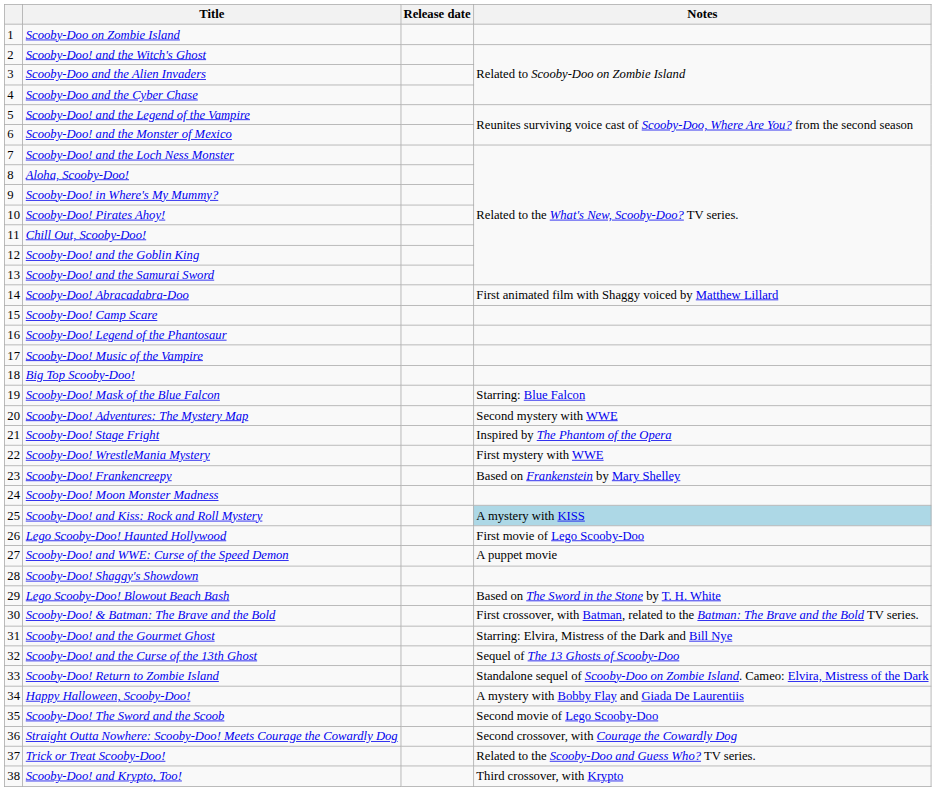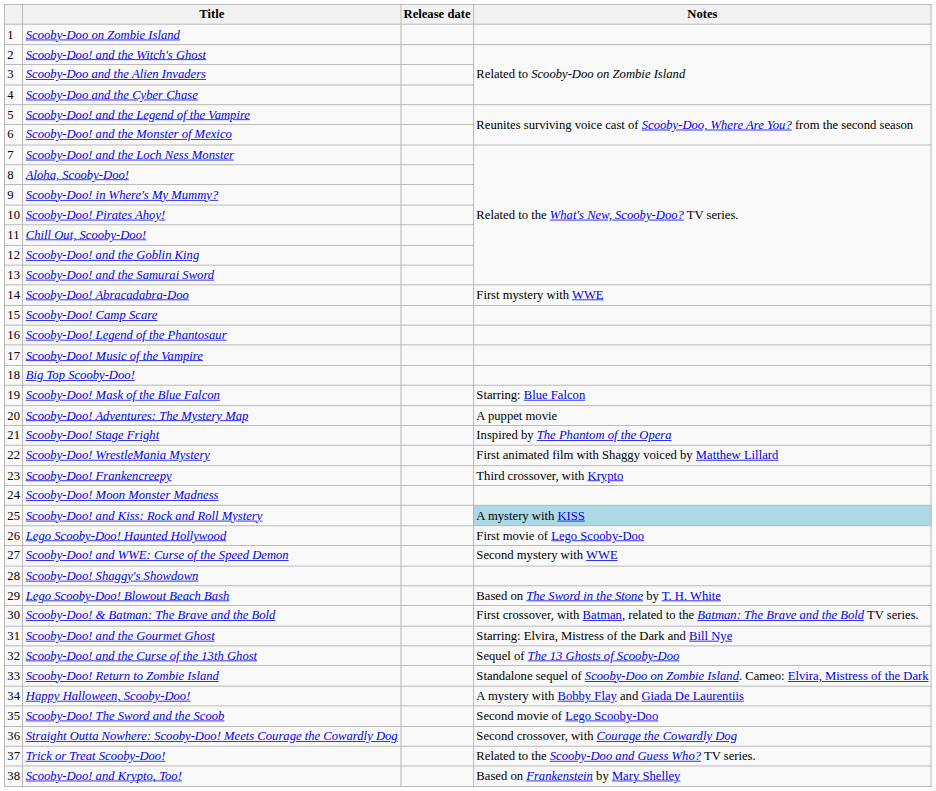(627, 295) First animated film with Shaggy voiced by Matthew Lillard -> (540, 295) First mystery with WWE
(547, 415) Second mystery with WWE -> (517, 415) A puppet movie
(540, 455) First mystery with WWE -> (627, 455) First animated film with Shaggy voiced by Matthew Lillard
(578, 475) Based on Frankenstein by Mary Shelley -> (550, 475) Third crossover, with Krypto
(517, 555) A puppet movie -> (547, 555) Second mystery with WWE
(550, 776) Third crossover, with Krypto -> (578, 776) Based on Frankenstein by Mary Shelley
